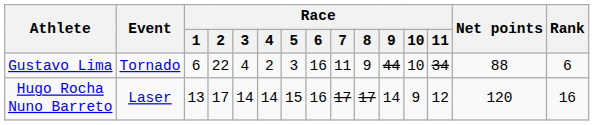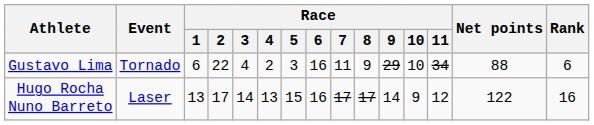(391, 65) 44 -> (391, 65) 29
(269, 98) 14 -> (269, 98) 13
(499, 98) 120 -> (499, 98) 122
